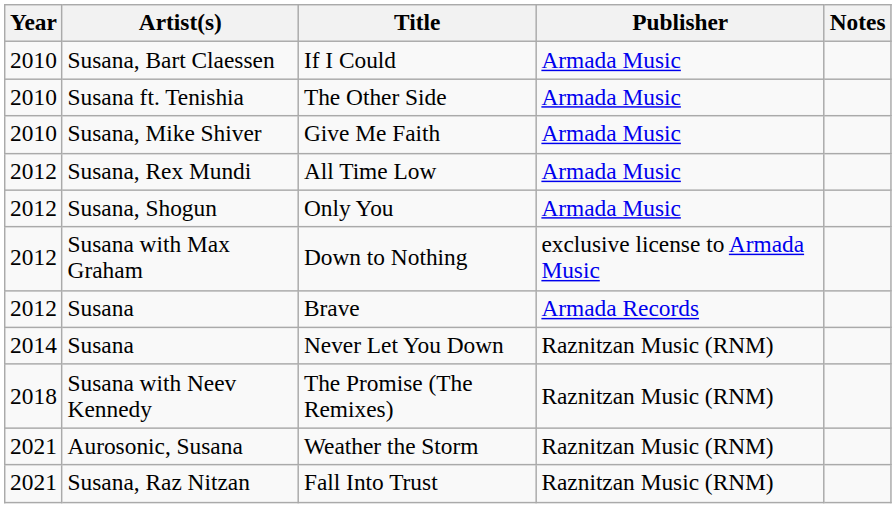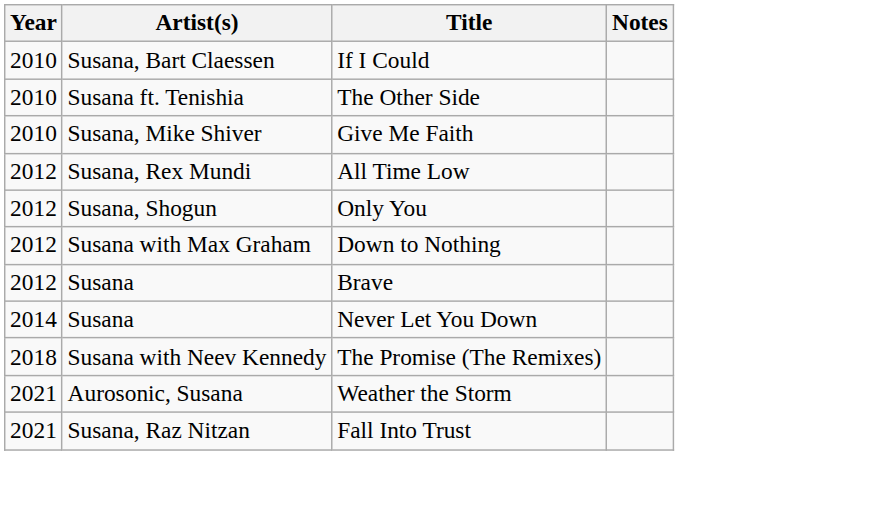- column: (680, 23)
